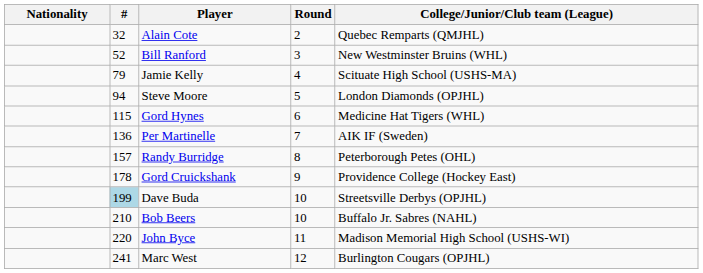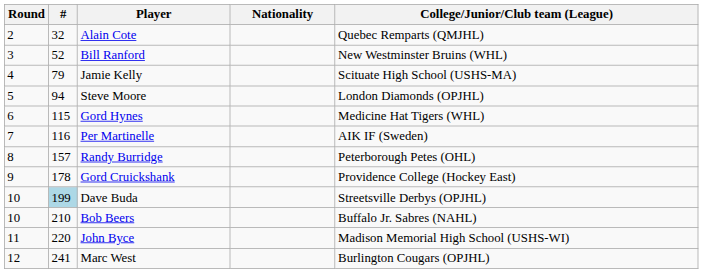columns swapped: (313, 14) <-> (57, 14)
(122, 136) 136 -> (61, 136) 116
